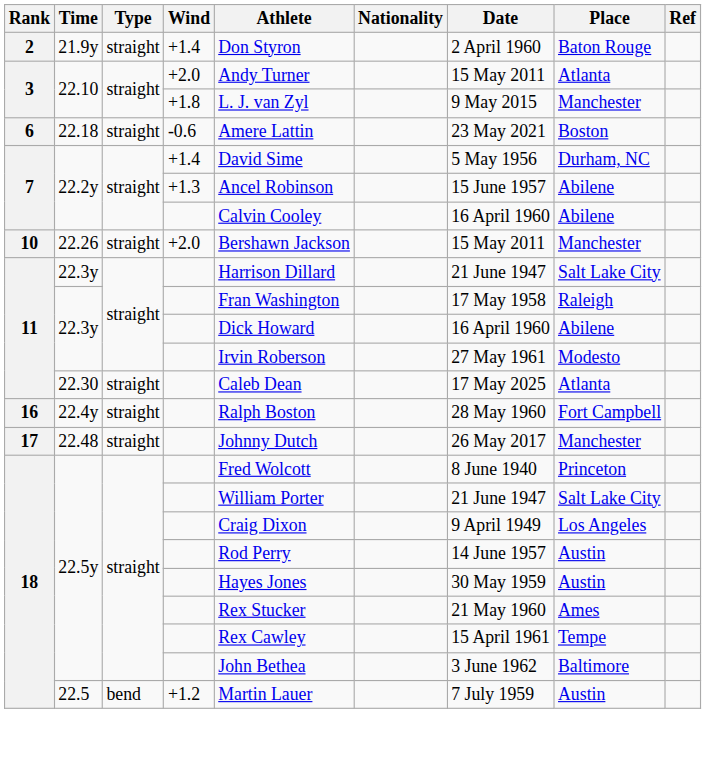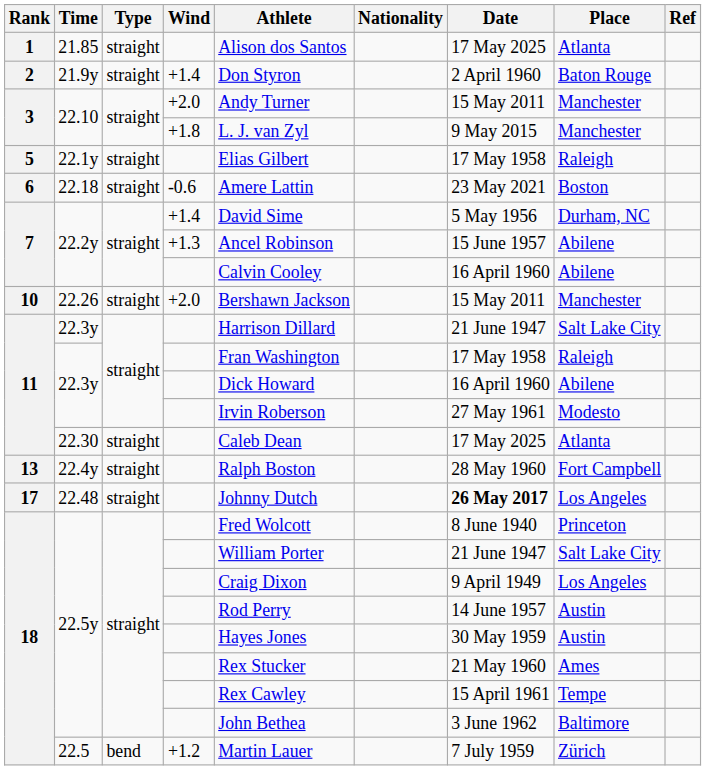+ row: (78, 46)
(584, 74) Atlanta -> (599, 103) Manchester
+ row: (78, 159)
(29, 412) 16 -> (29, 469) 13
(499, 441) normal -> (500, 497) bold
(599, 441) Manchester -> (602, 497) Los Angeles
(582, 694) Austin -> (582, 750) Zürich
